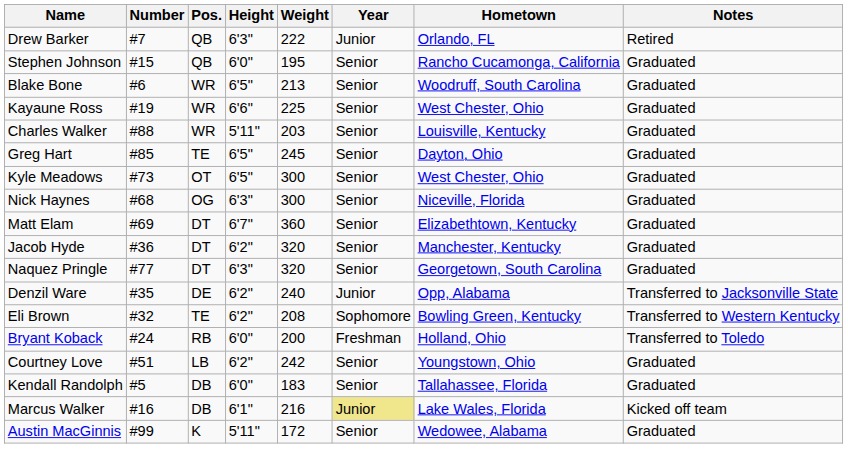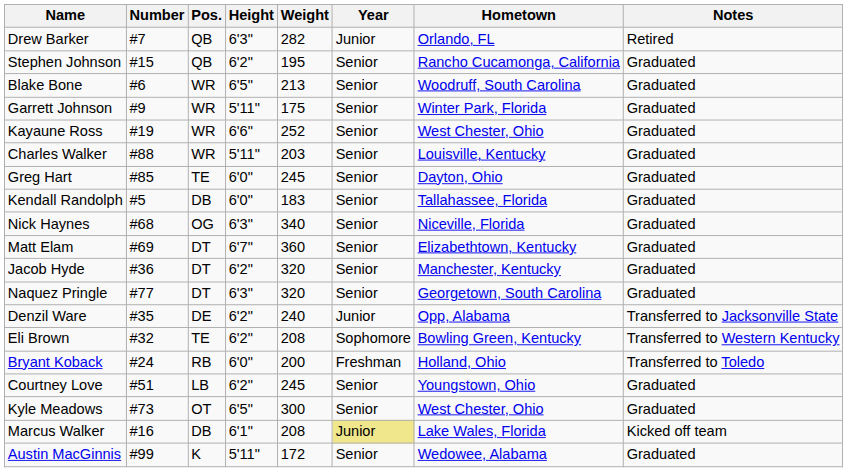(293, 39) 222 -> (293, 39) 282
(241, 62) 6'0" -> (241, 62) 6'2"
+ row: (60, 108)
(293, 108) 225 -> (293, 131) 252
(241, 154) 6'5" -> (241, 177) 6'0"
rows swapped: (55, 177) <-> (65, 385)
(293, 200) 300 -> (293, 223) 340
(293, 362) 242 -> (293, 385) 245
(293, 408) 216 -> (293, 431) 208
